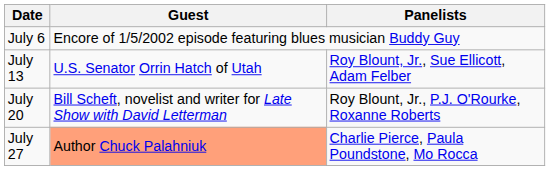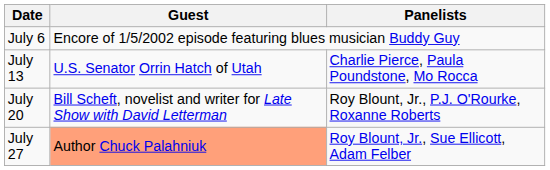(417, 68) Roy Blount, Jr., Sue Ellicott, Adam Felber -> (404, 68) Charlie Pierce, Paula Poundstone, Mo Rocca
(404, 146) Charlie Pierce, Paula Poundstone, Mo Rocca -> (417, 146) Roy Blount, Jr., Sue Ellicott, Adam Felber
